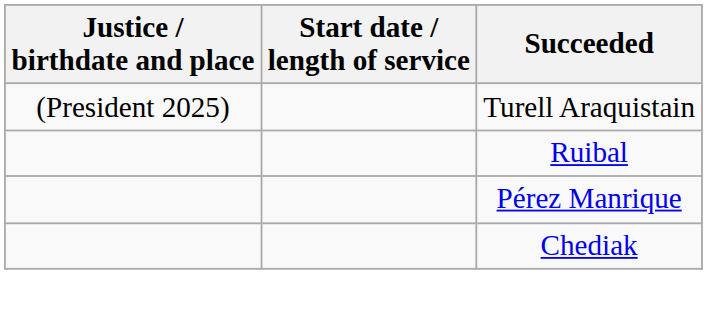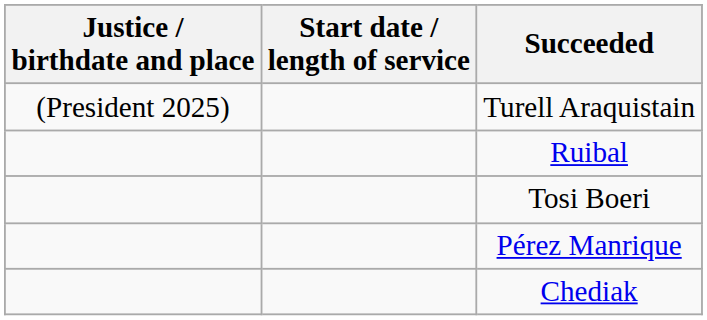+ row: (589, 198)
